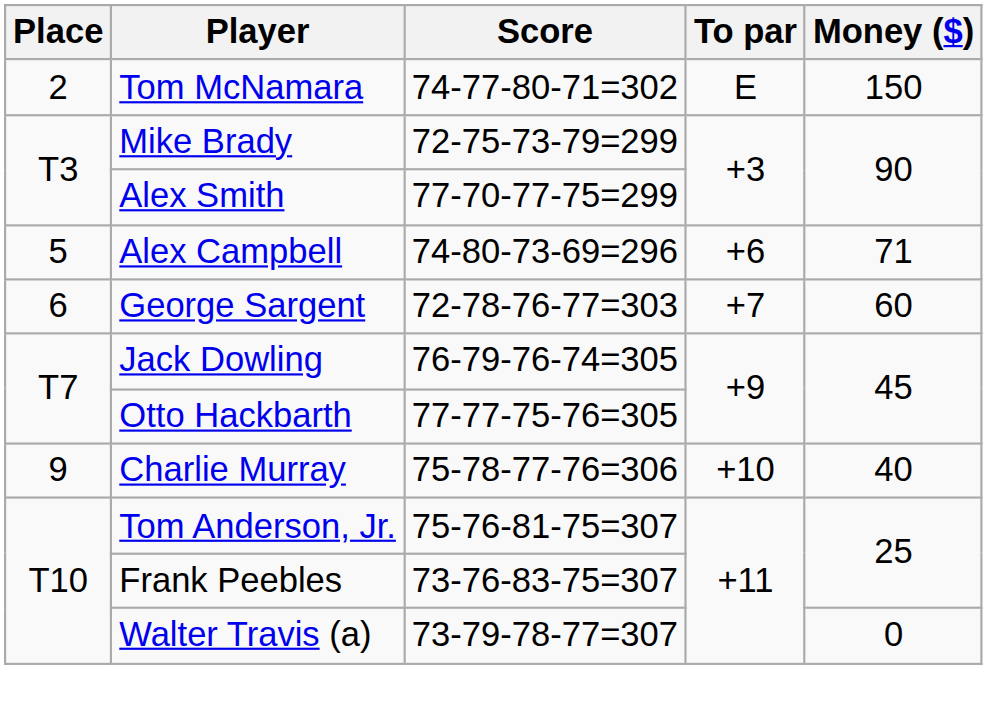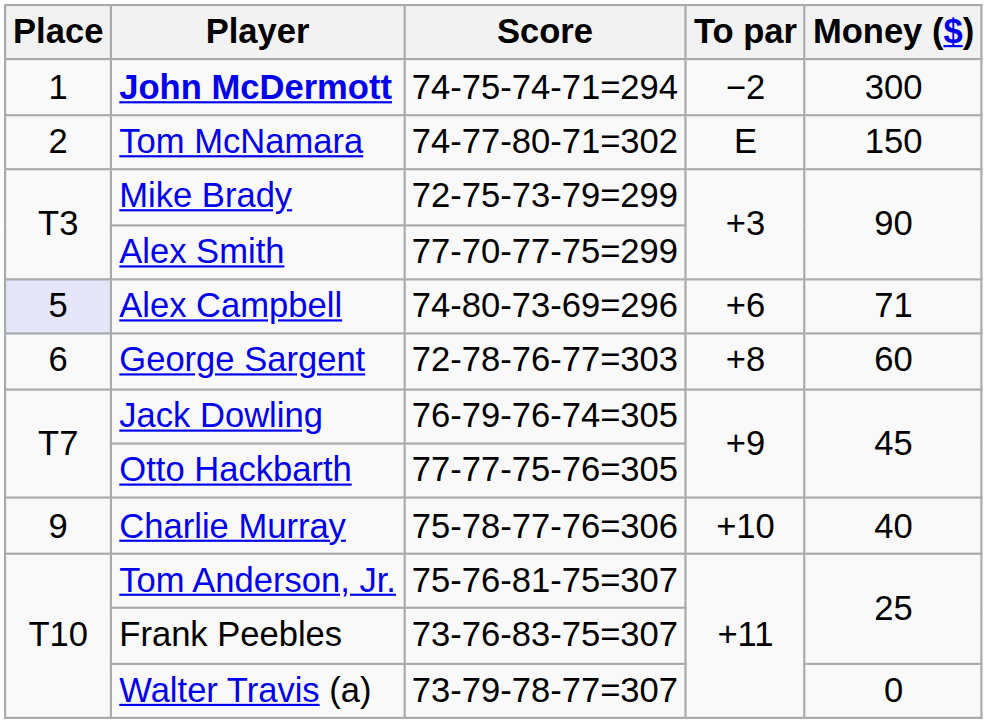+ row: (256, 86)
(58, 251) no background -> (58, 305) lavender background
(745, 305) +7 -> (745, 360) +8
